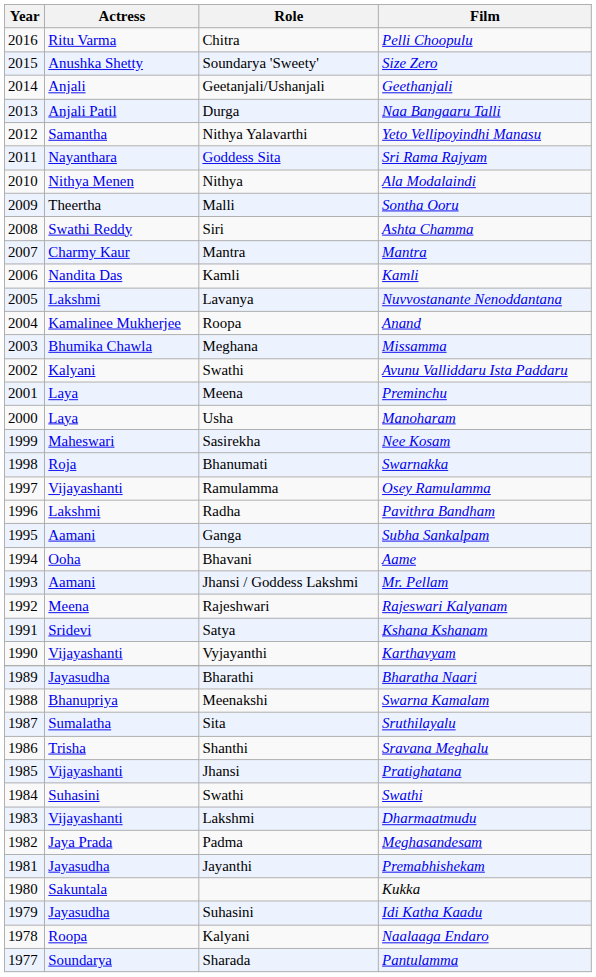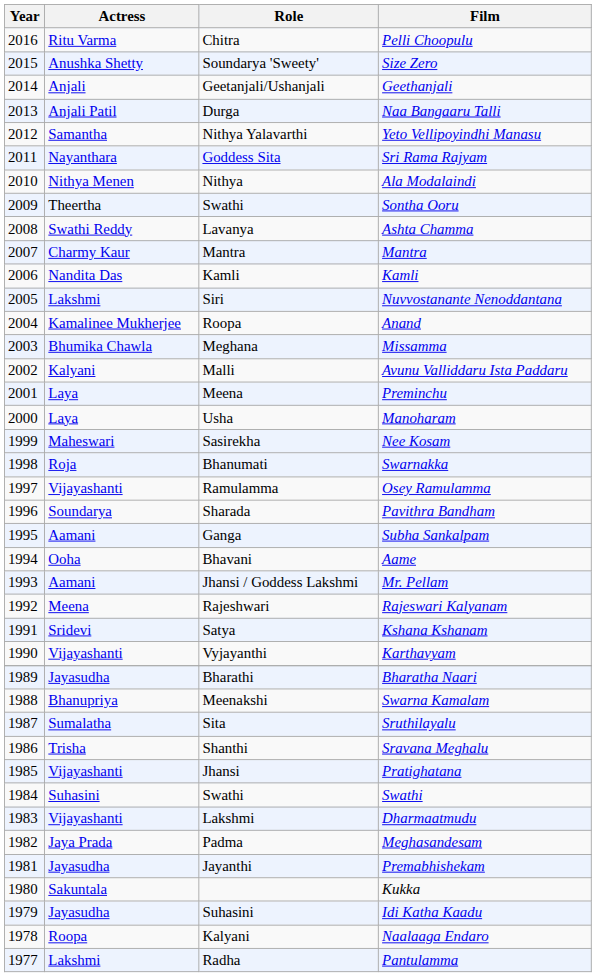(219, 205) Malli -> (223, 205) Swathi
(213, 228) Siri -> (228, 228) Lavanya
(228, 299) Lavanya -> (213, 299) Siri
(223, 370) Swathi -> (219, 370) Malli
(74, 511) Lakshmi -> (80, 511) Soundarya
(221, 511) Radha -> (226, 511) Sharada
(80, 960) Soundarya -> (74, 960) Lakshmi
(226, 960) Sharada -> (221, 960) Radha
